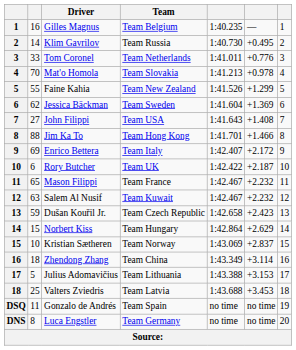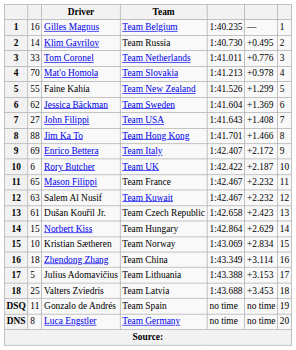(35, 213) 59 -> (35, 213) 61
(260, 244) +2.837 -> (260, 244) +2.834
